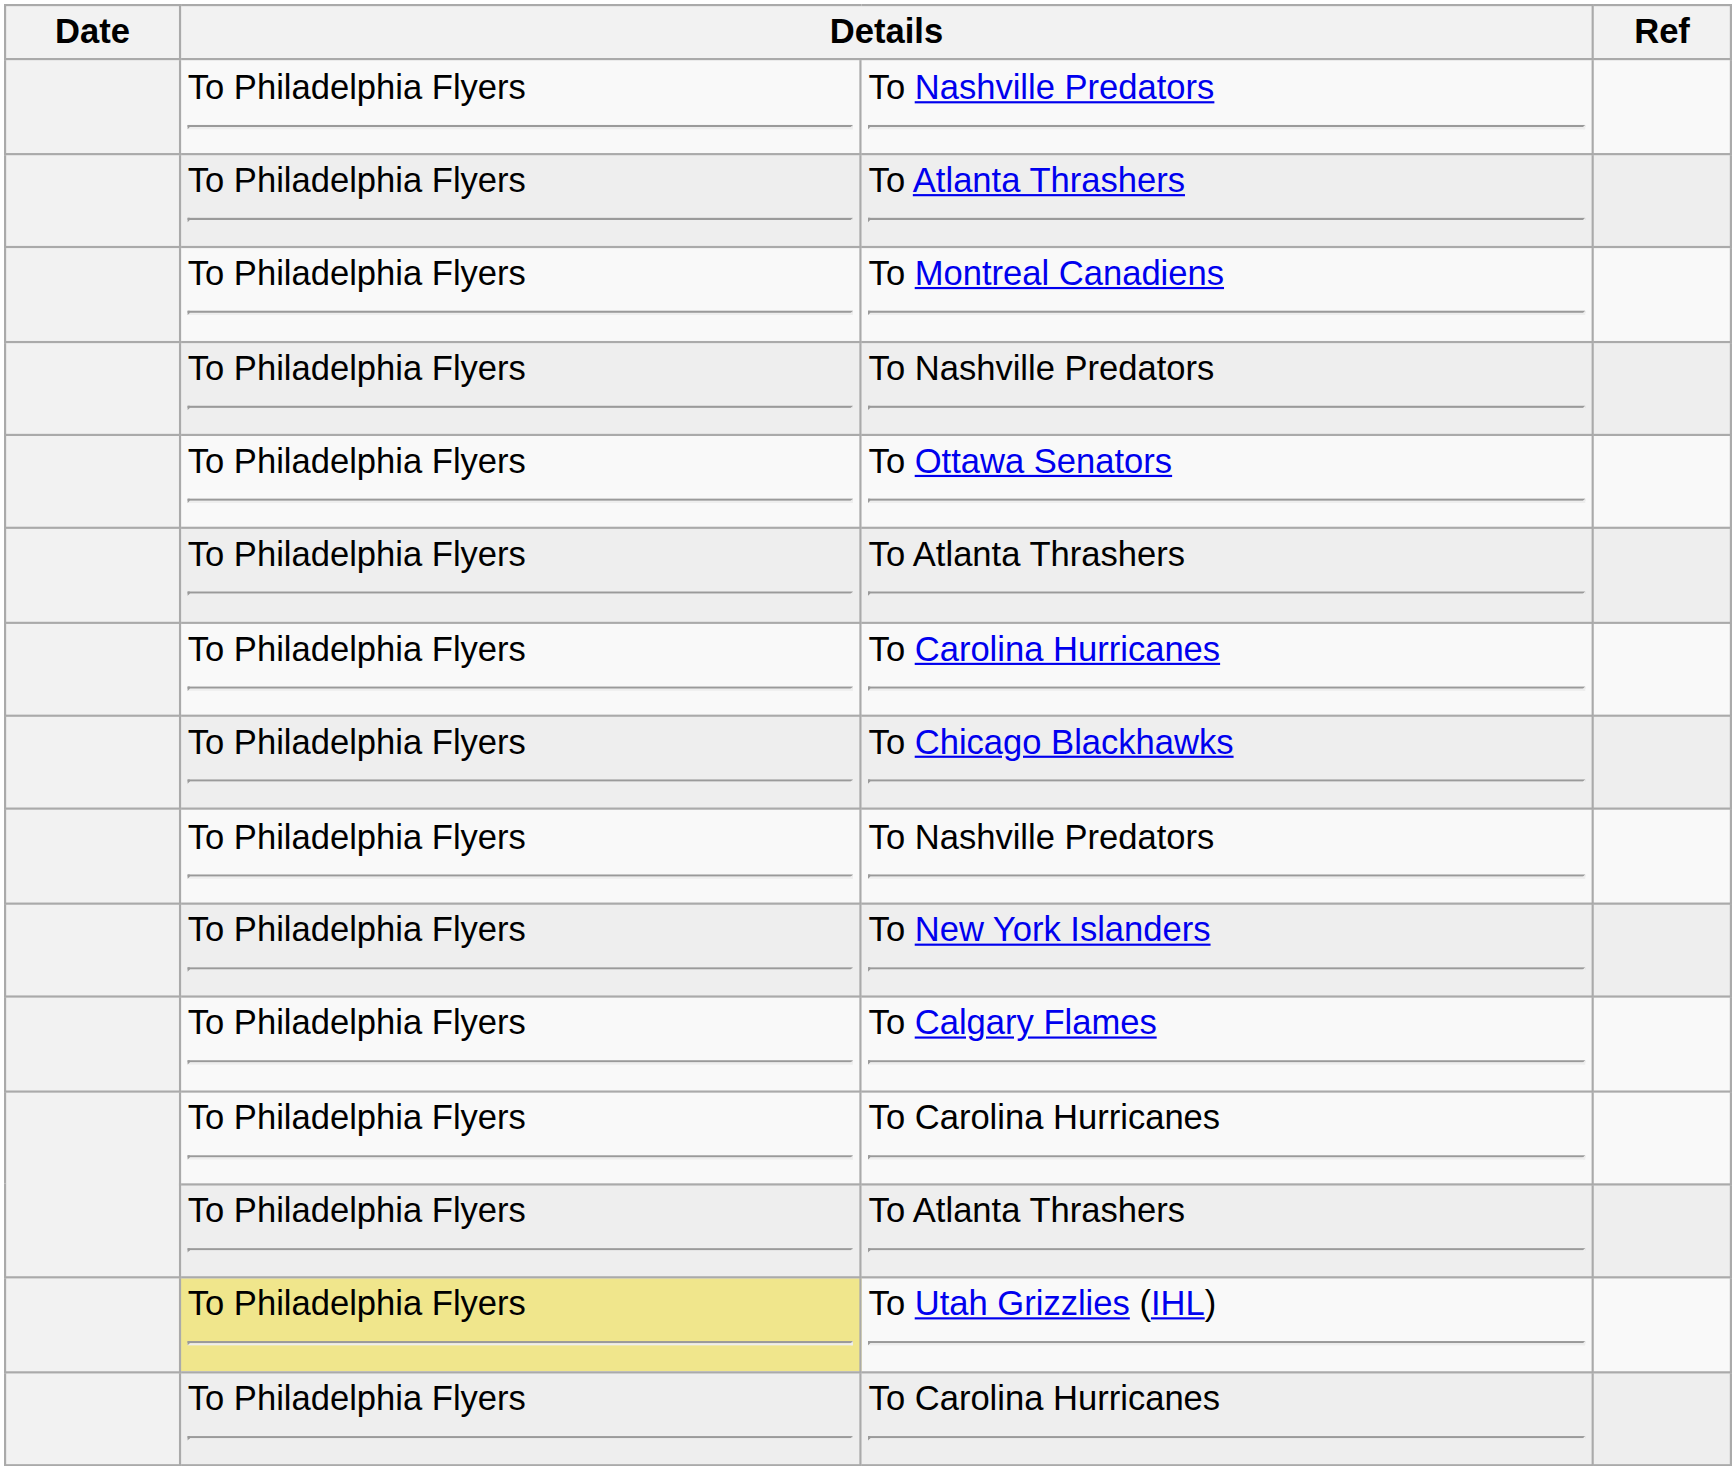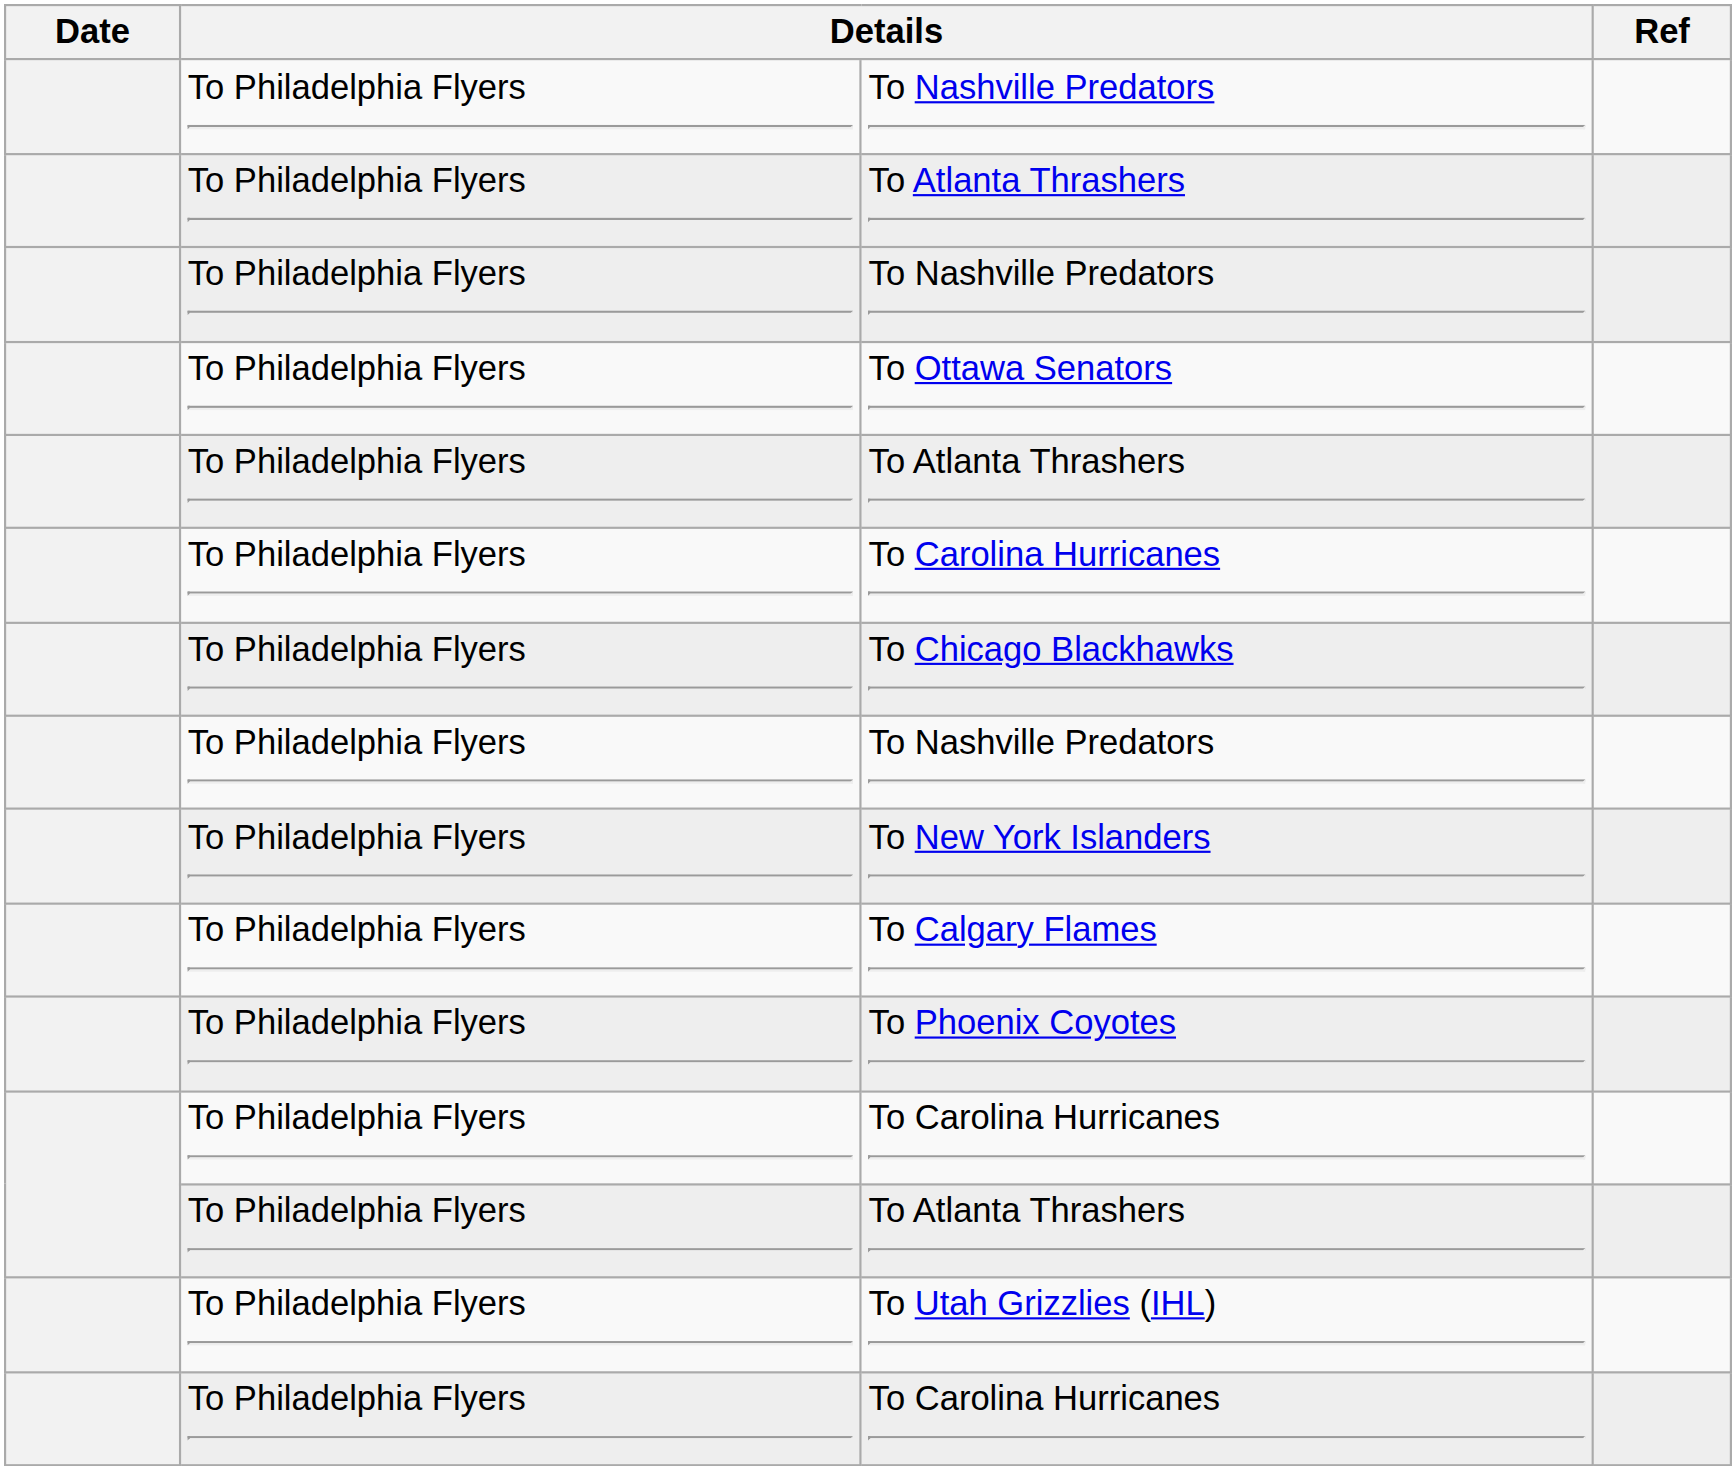- row: (92, 294)
+ row: (92, 1044)
(520, 1316) khaki background -> (520, 1316) no background
